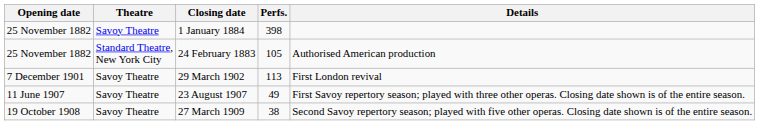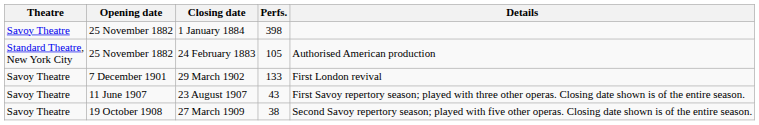columns swapped: (134, 13) <-> (49, 13)
(274, 77) 113 -> (274, 77) 133
(274, 94) 49 -> (274, 94) 43
